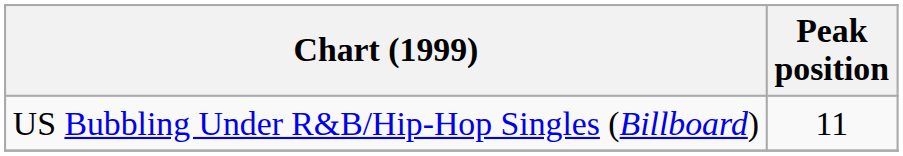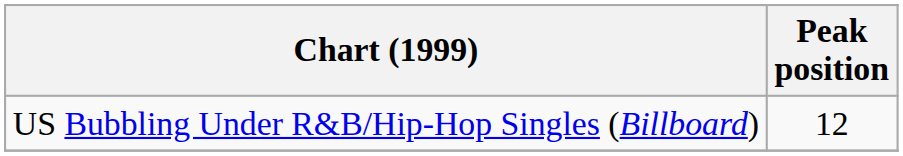(832, 122) 11 -> (832, 122) 12
